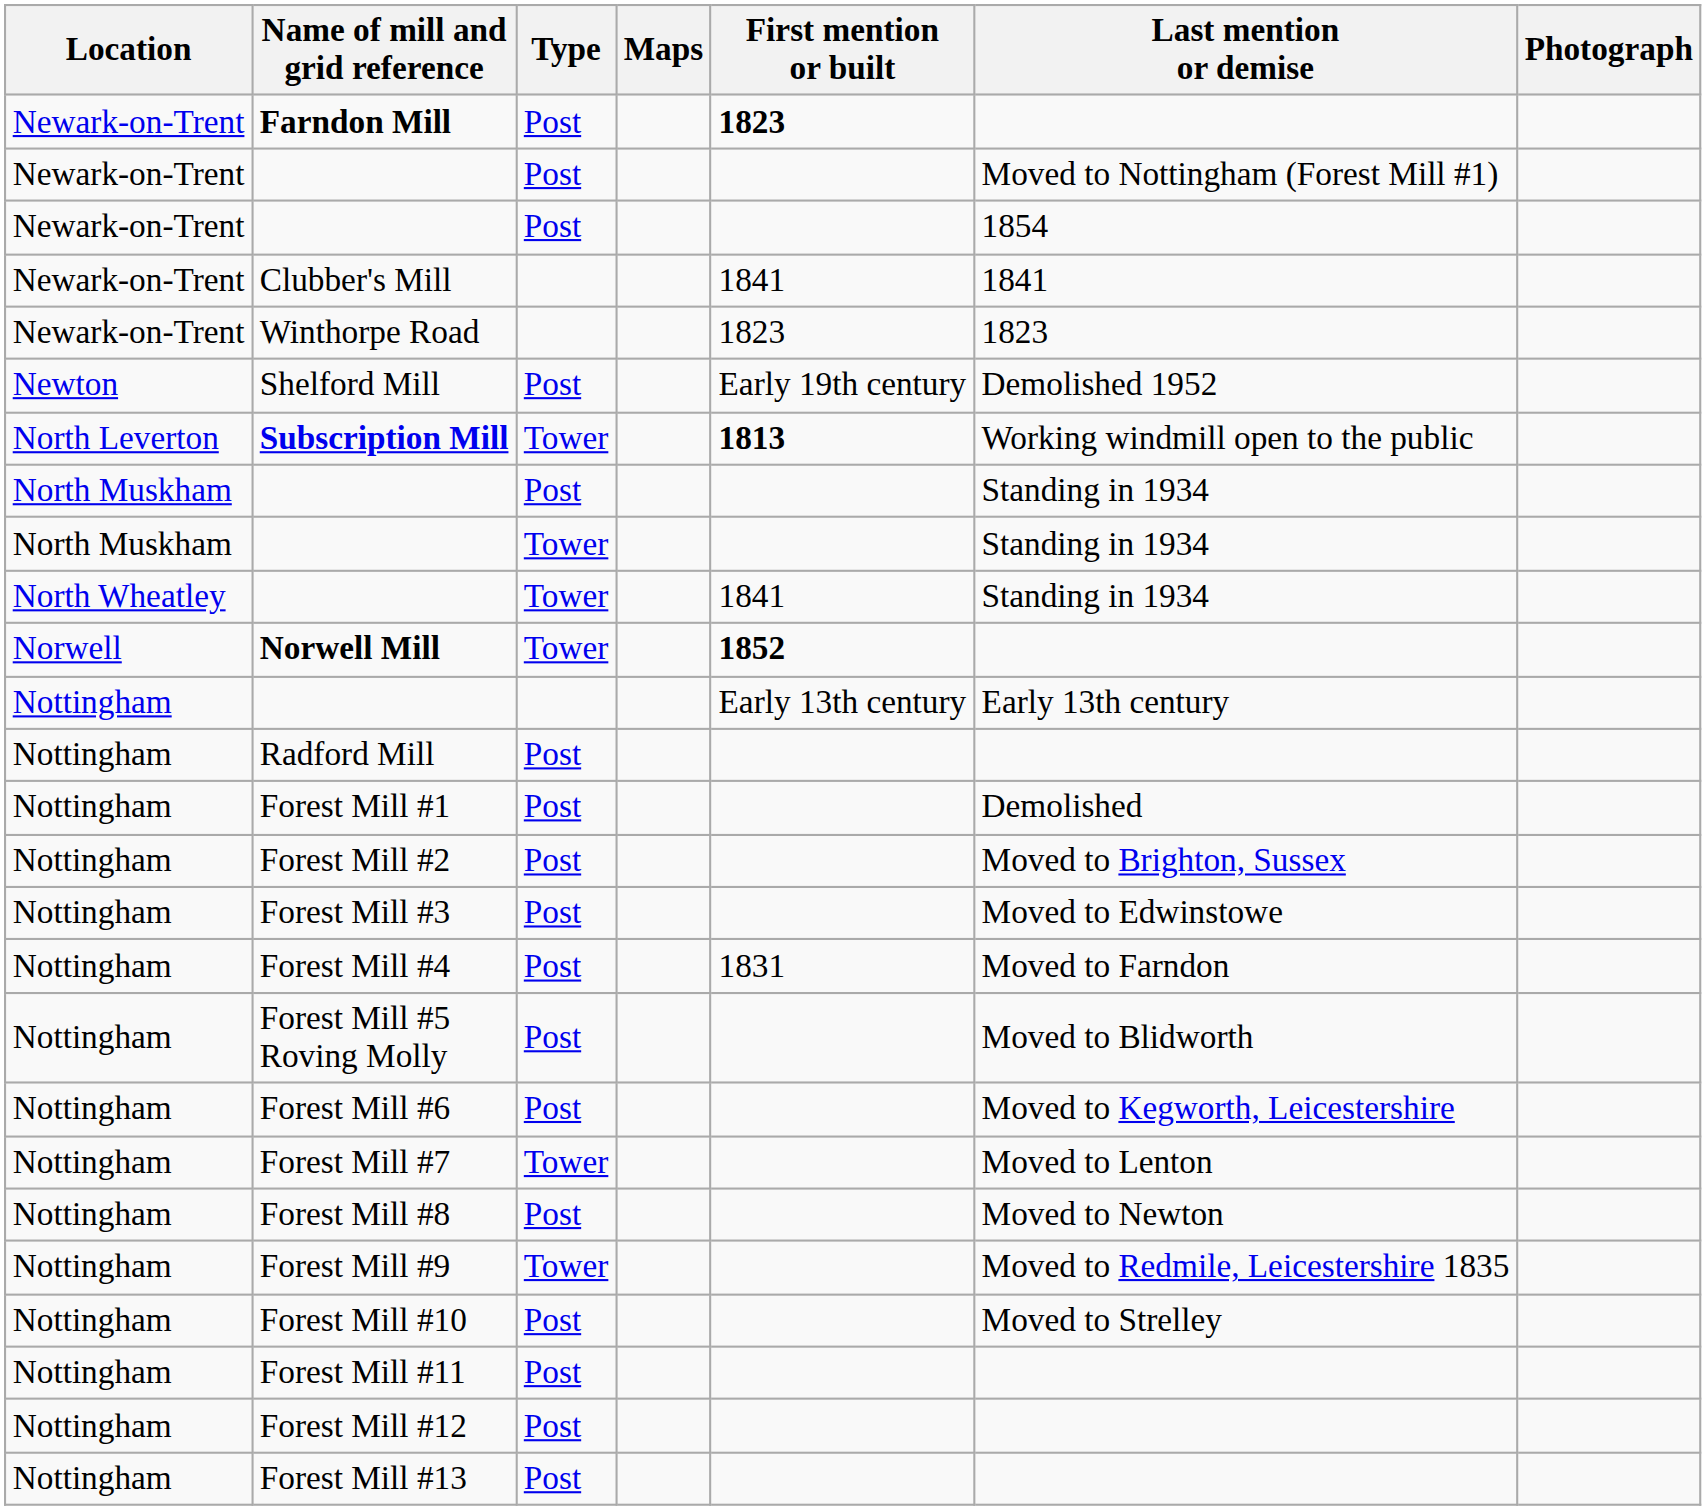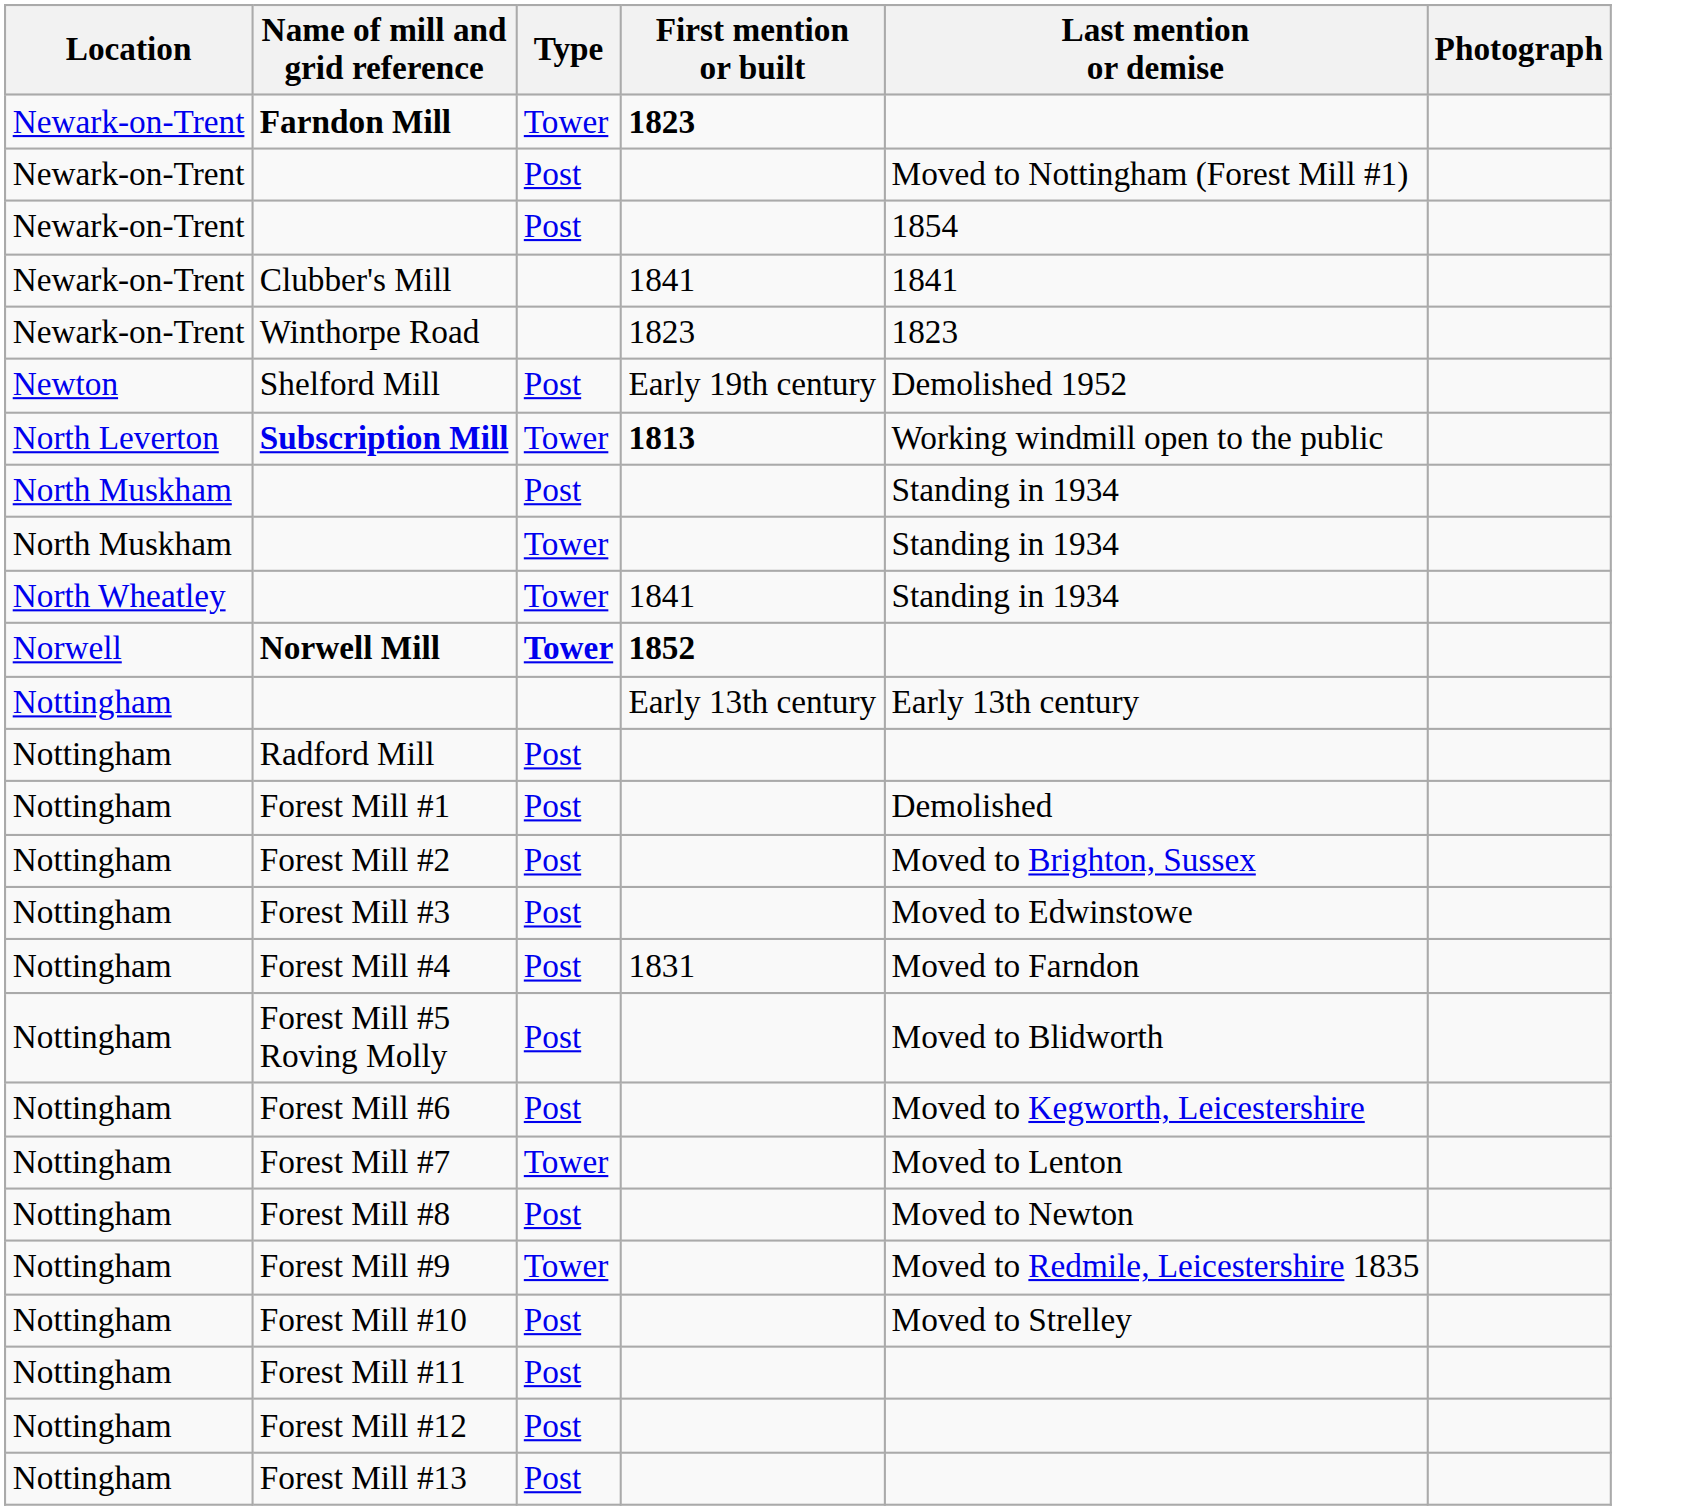- column: (663, 49)
(552, 121) Post -> (566, 121) Tower
(566, 648) normal -> (568, 648) bold
